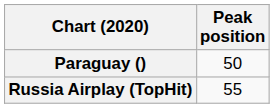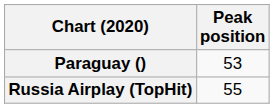(233, 63) 50 -> (233, 63) 53
